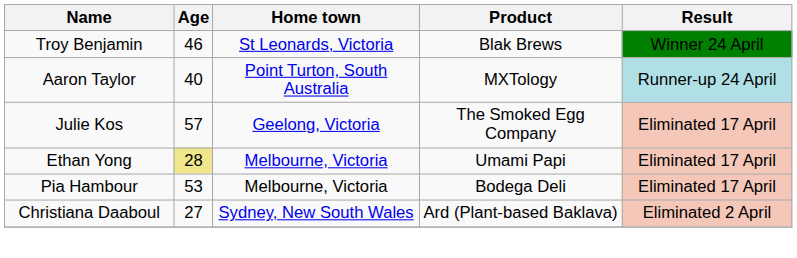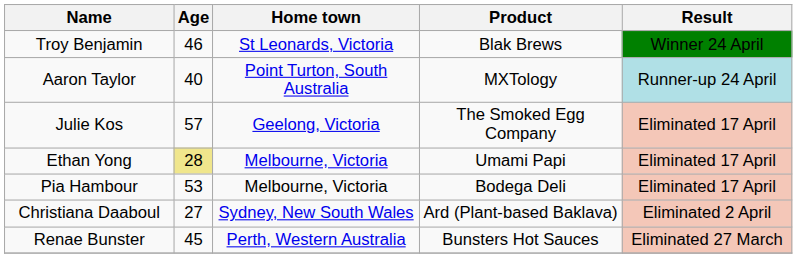+ row: (89, 239)
